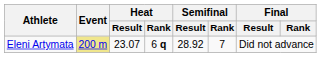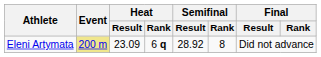(127, 45) 23.07 -> (127, 45) 23.09
(222, 45) 7 -> (222, 45) 8
